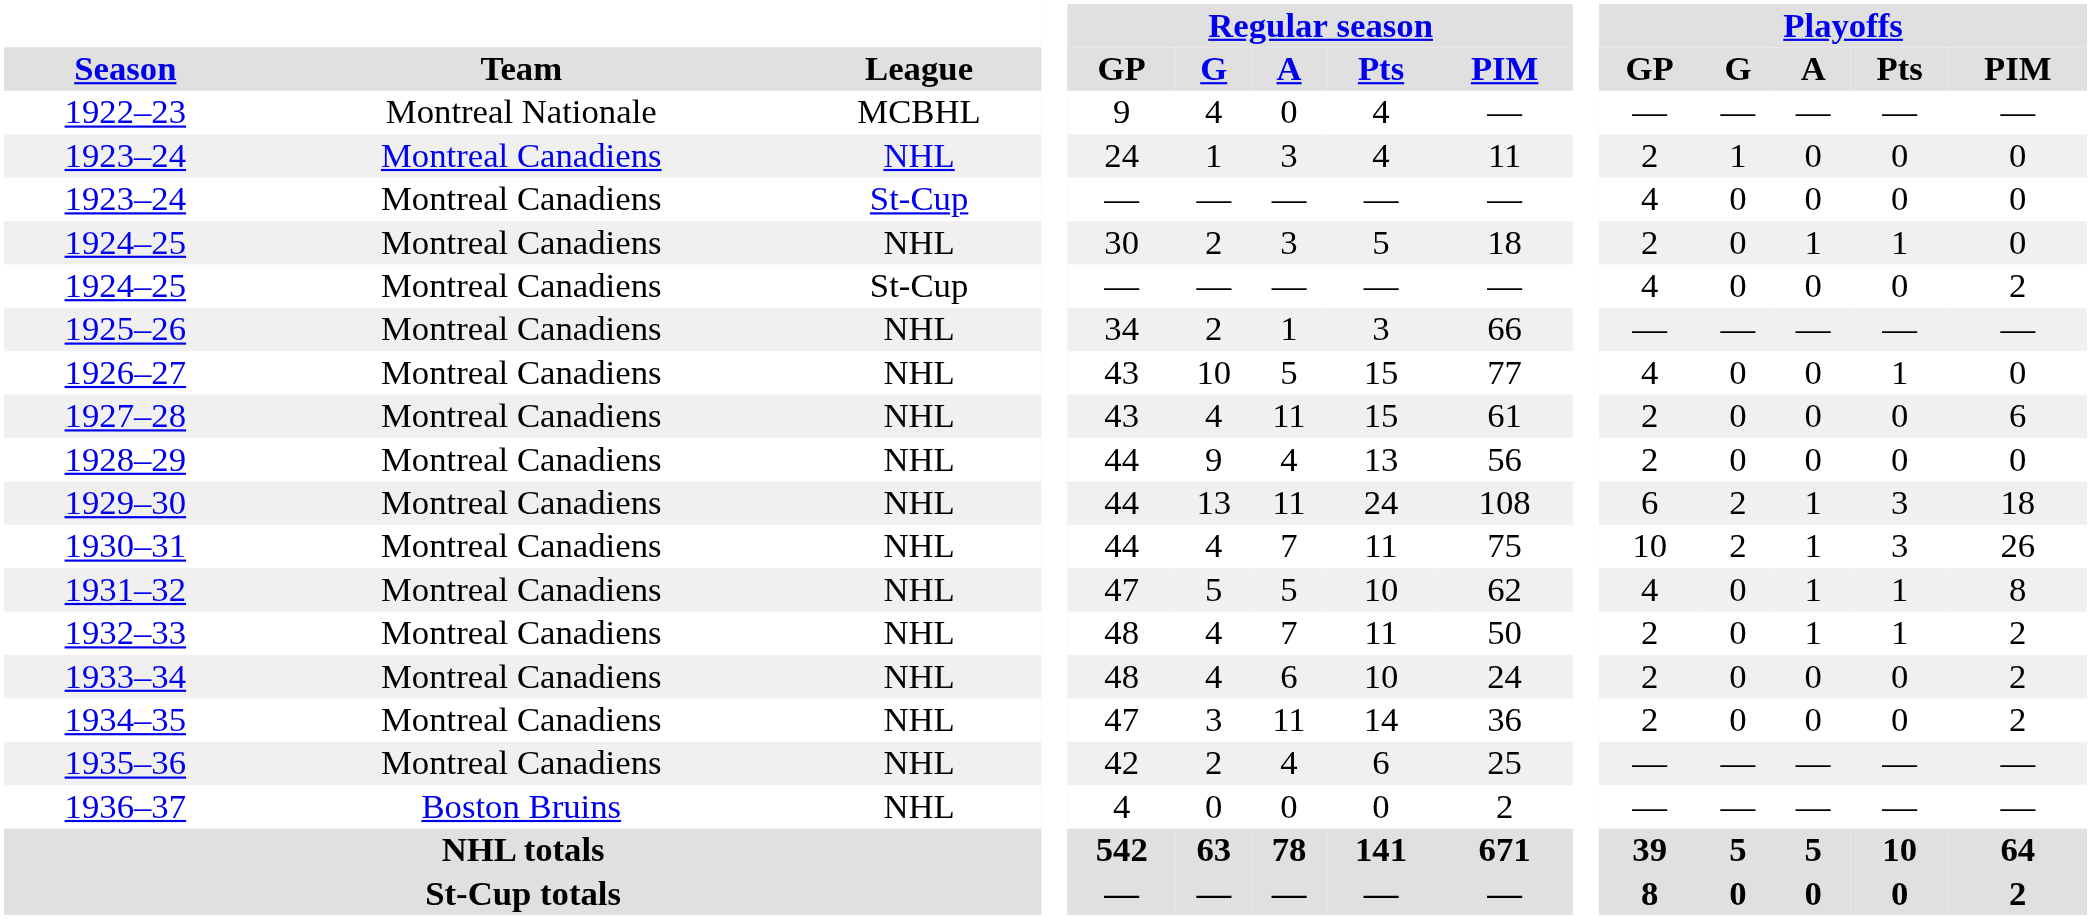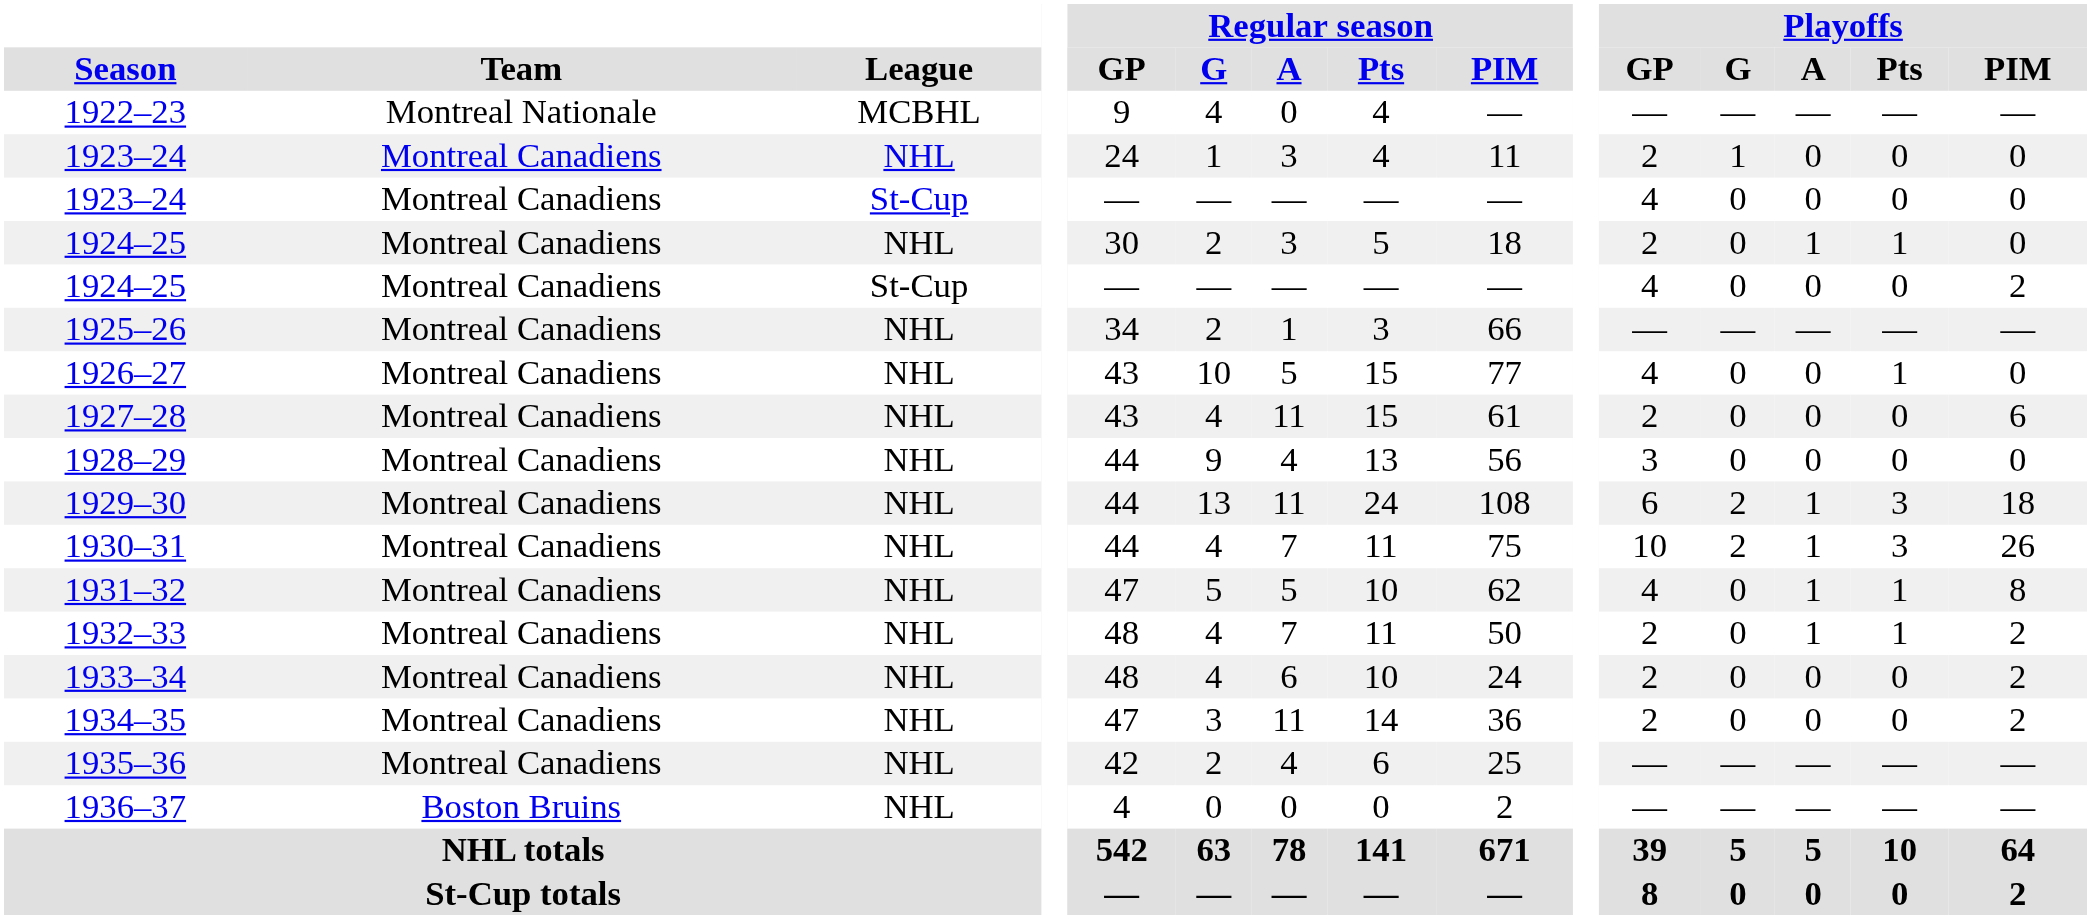(1650, 459) 2 -> (1650, 459) 3
